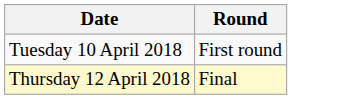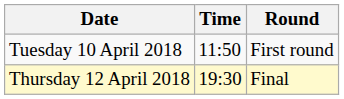+ column: (220, 19)
